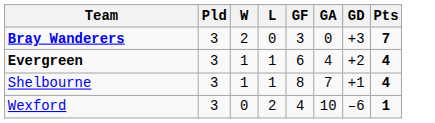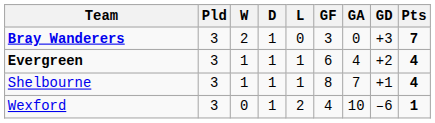+ column: (272, 16)
